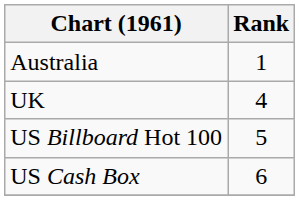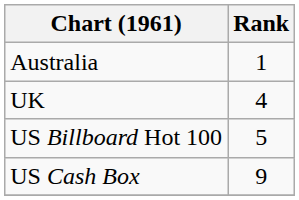(261, 175) 6 -> (261, 175) 9
